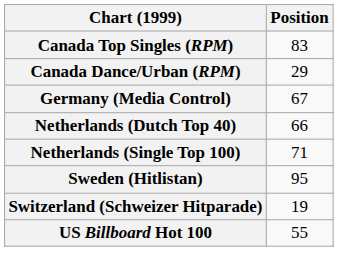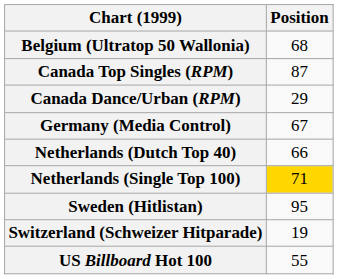+ row: (135, 44)
(300, 44) 83 -> (300, 71) 87
(300, 152) no background -> (300, 179) gold background
